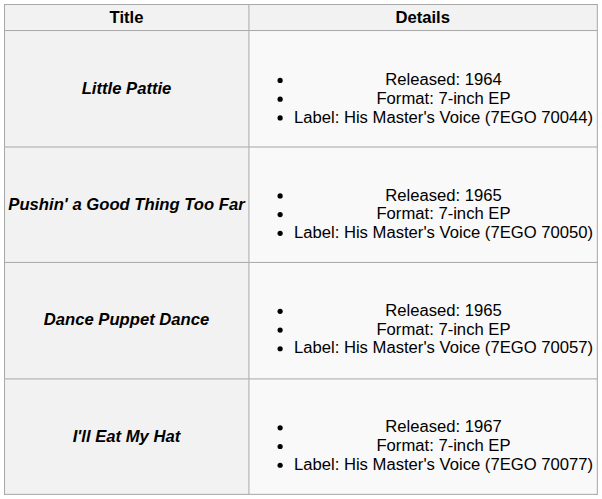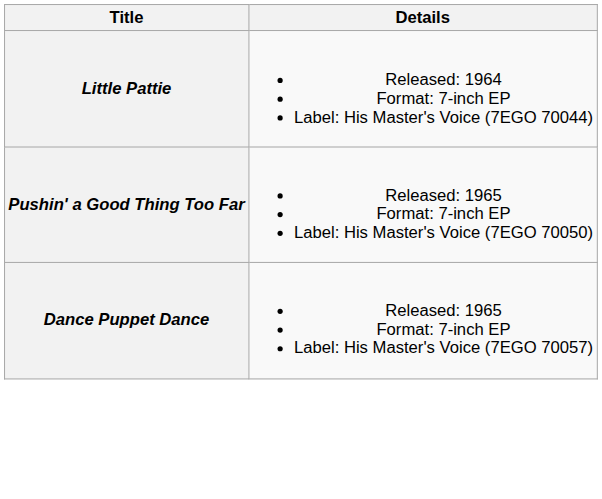- row: (127, 436)
